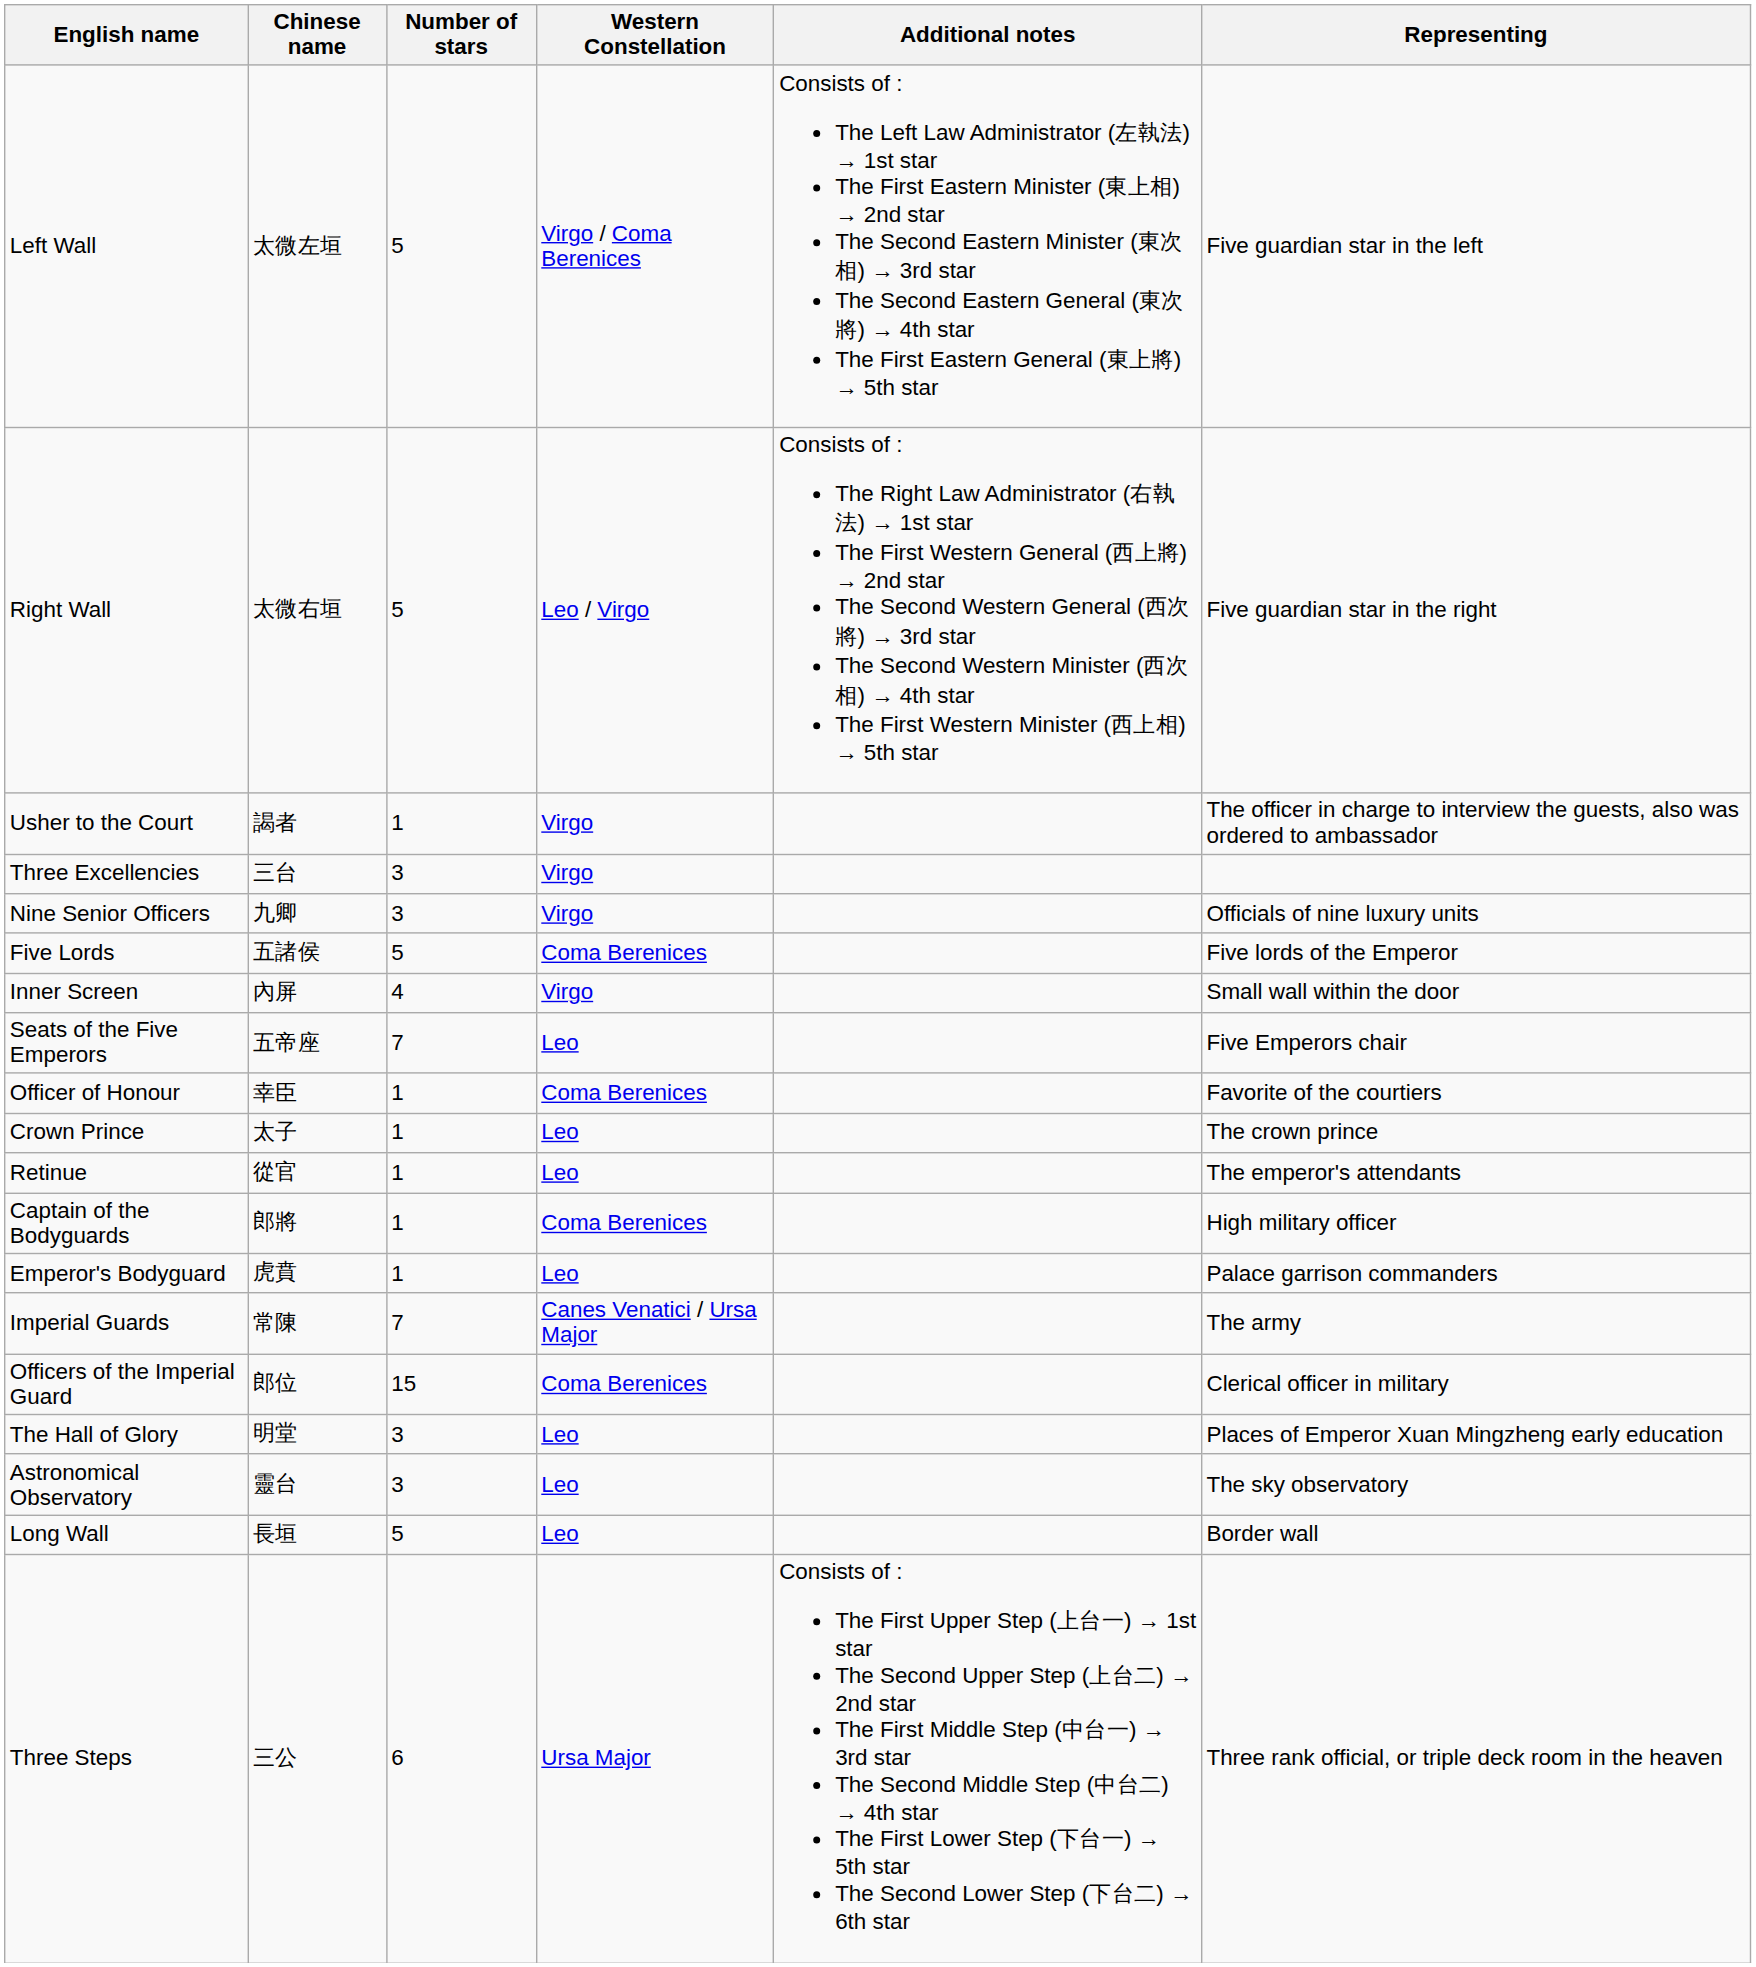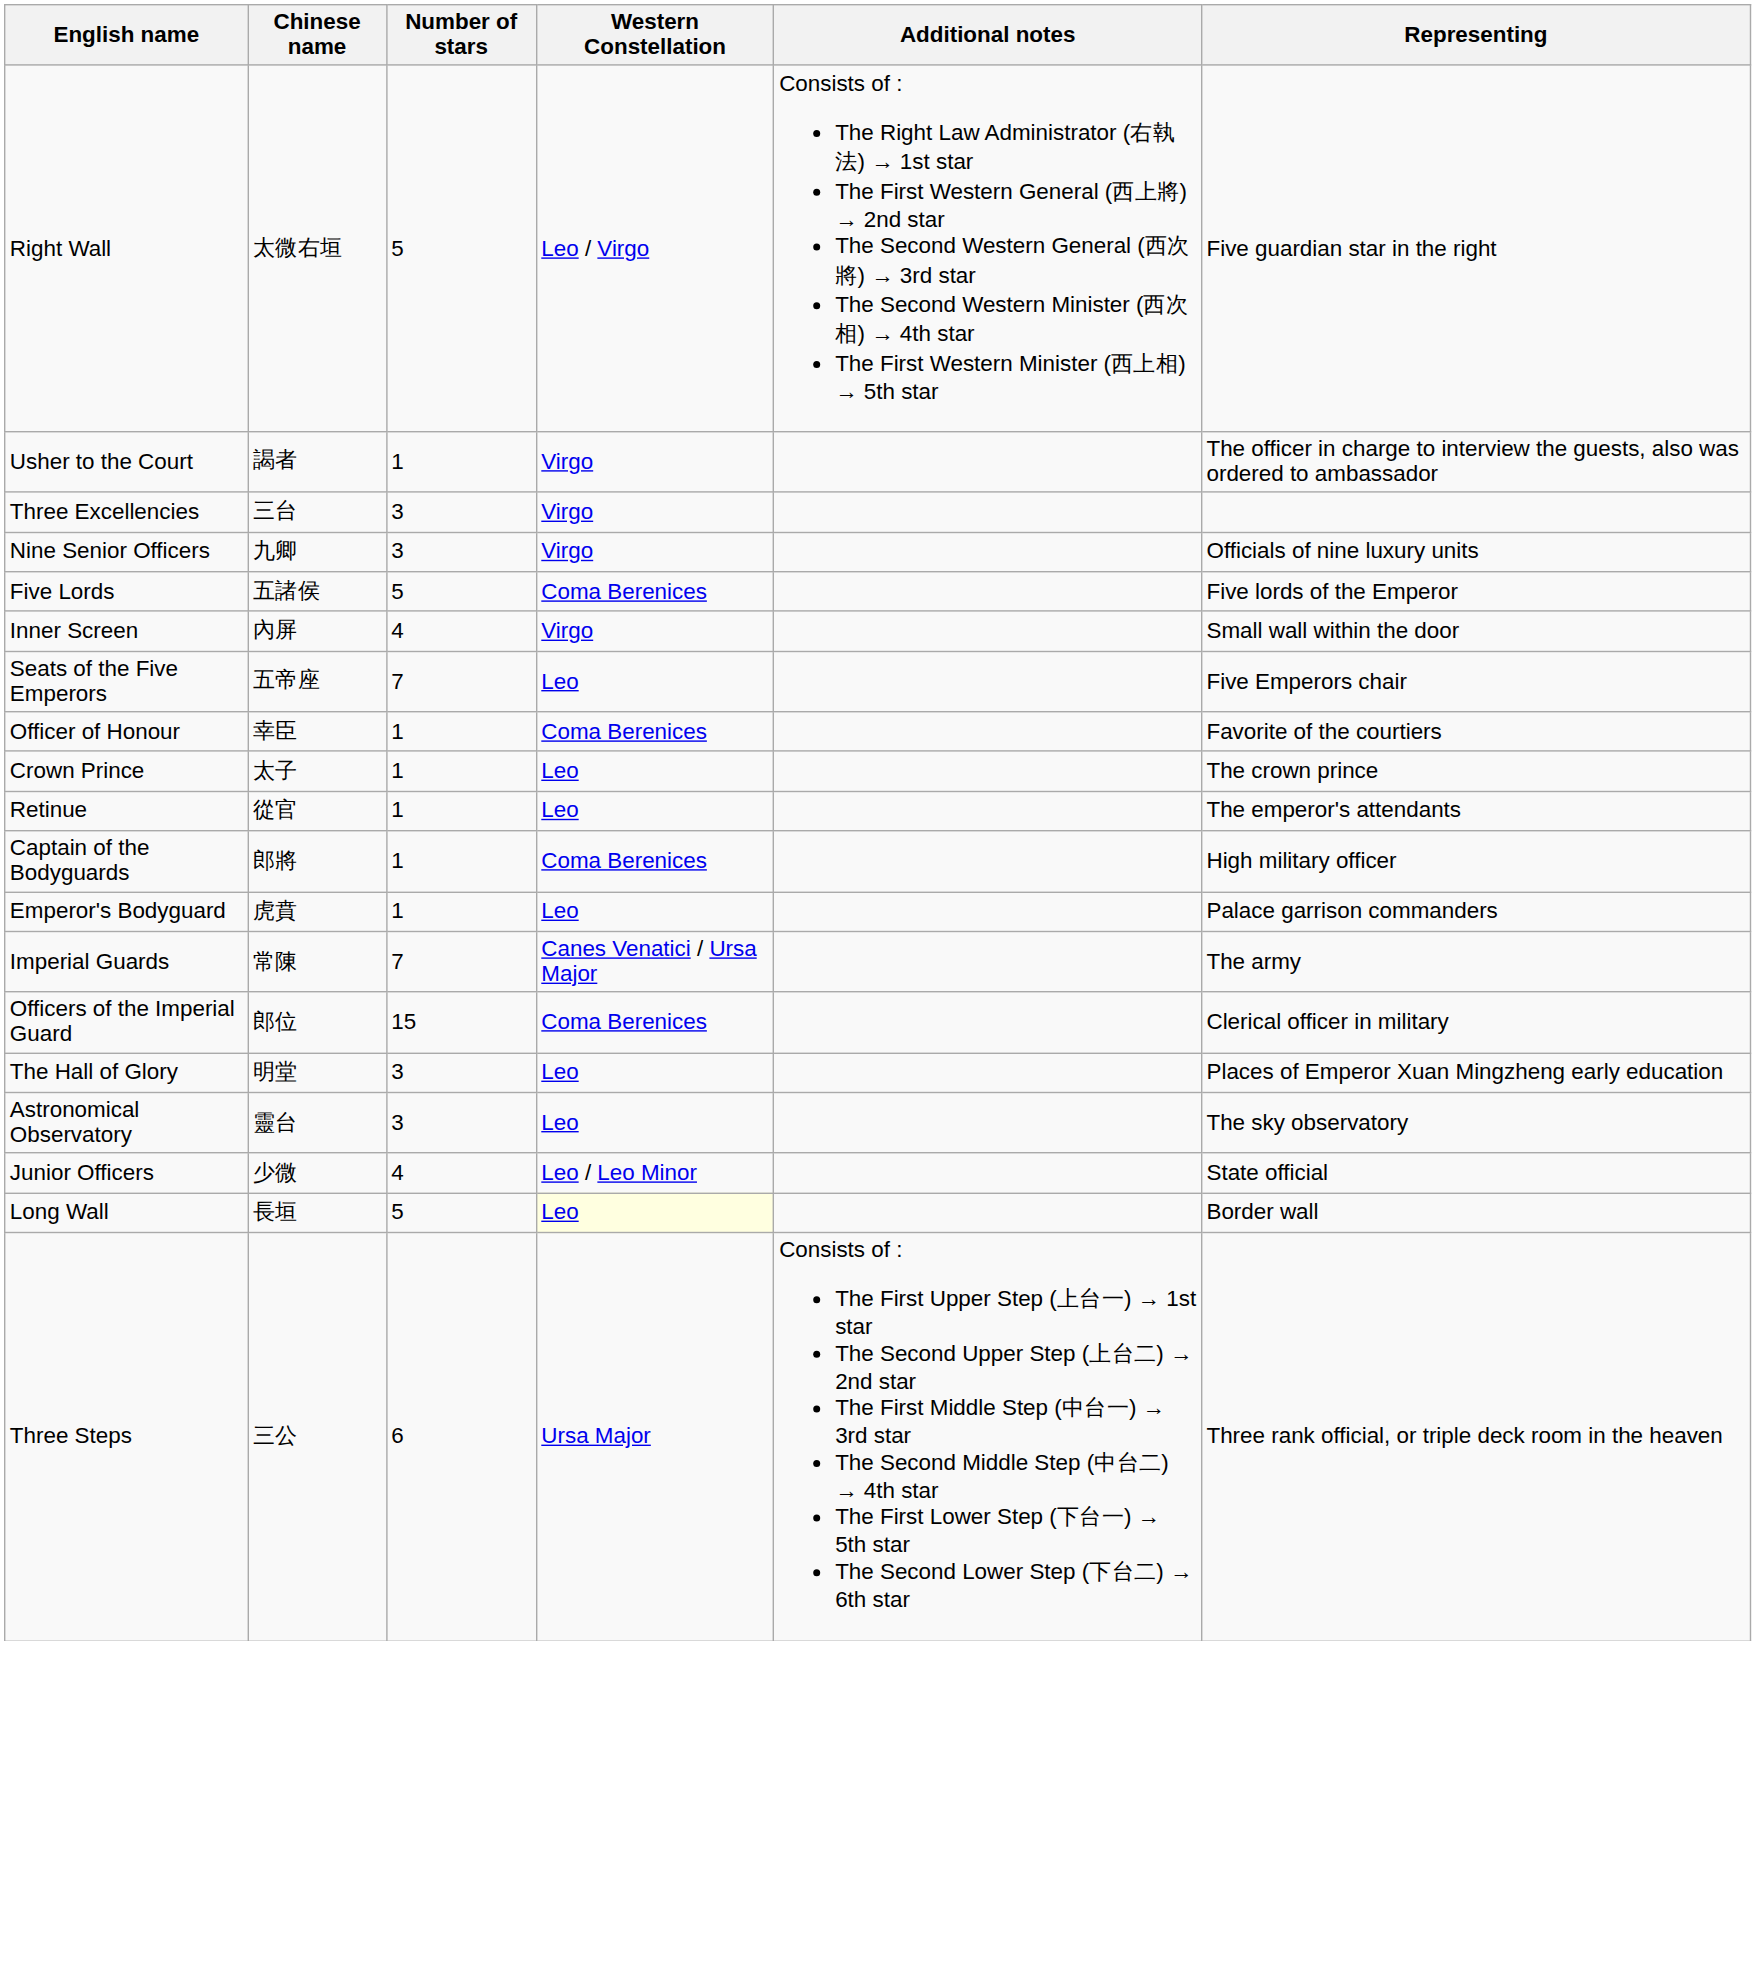- row: (53, 246)
+ row: (82, 1172)
(560, 1534) no background -> (560, 1212) lightyellow background
